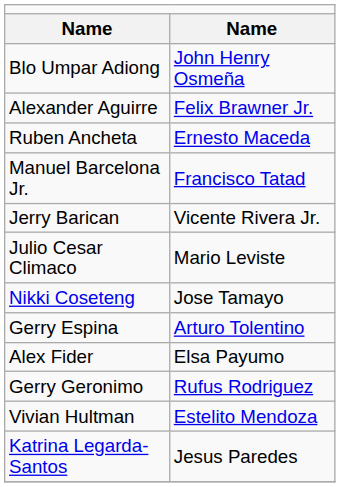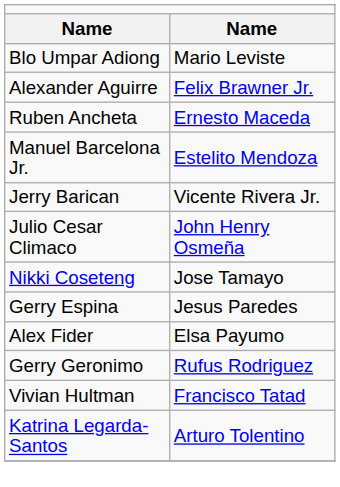(222, 69) John Henry Osmeña -> (229, 58) Mario Leviste
(240, 178) Francisco Tatad -> (246, 157) Estelito Mendoza
(229, 258) Mario Leviste -> (222, 237) John Henry Osmeña
(239, 328) Arturo Tolentino -> (236, 307) Jesus Paredes
(246, 416) Estelito Mendoza -> (240, 396) Francisco Tatad
(236, 456) Jesus Paredes -> (239, 436) Arturo Tolentino
